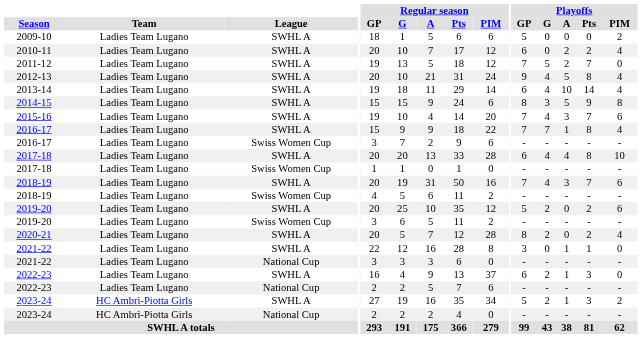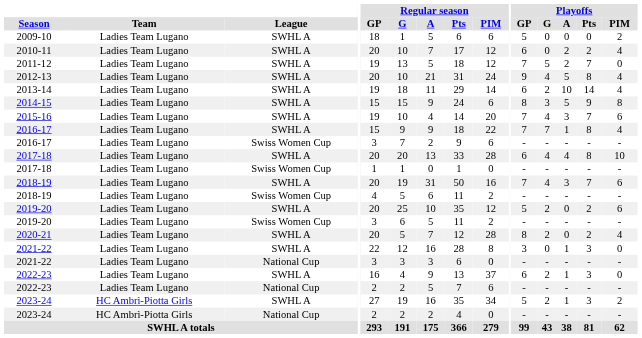(547, 89) 4 -> (547, 89) 2
(589, 248) 1 -> (589, 248) 3
